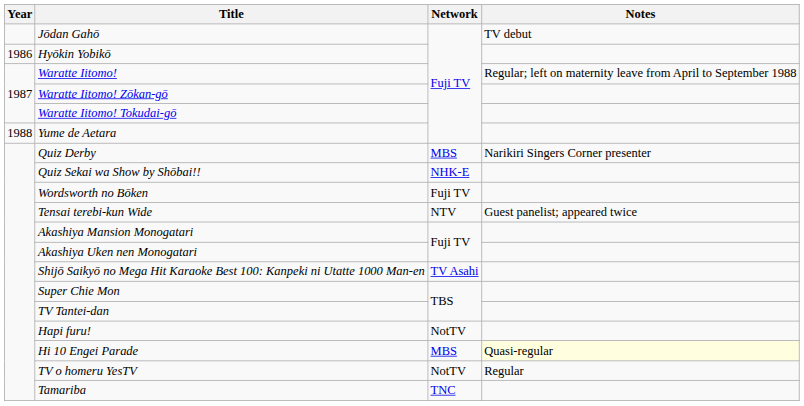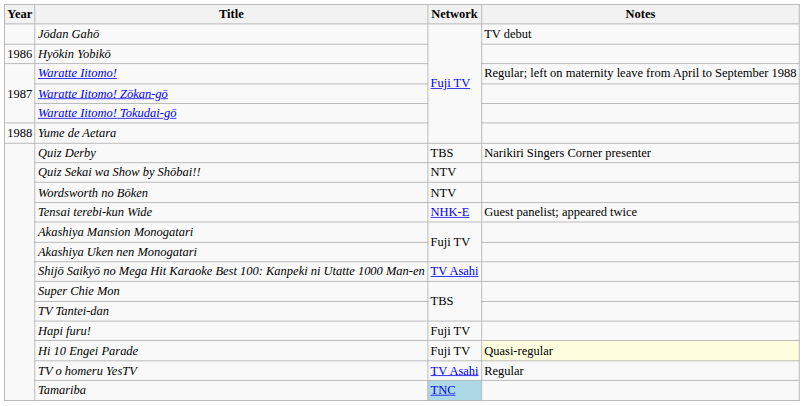(444, 152) MBS -> (442, 152) TBS
(450, 172) NHK-E -> (443, 172) NTV
(450, 192) Fuji TV -> (443, 192) NTV
(443, 212) NTV -> (450, 212) NHK-E
(448, 331) NotTV -> (450, 331) Fuji TV
(444, 350) MBS -> (450, 350) Fuji TV
(448, 370) NotTV -> (455, 370) TV Asahi
(443, 390) no background -> (443, 390) lightblue background
